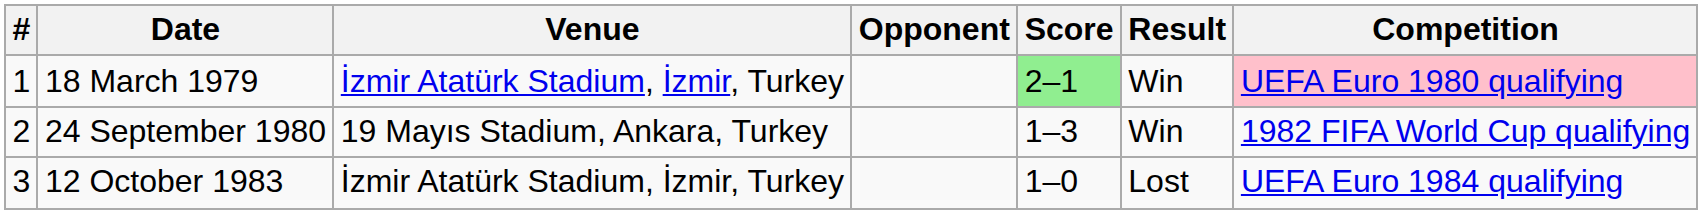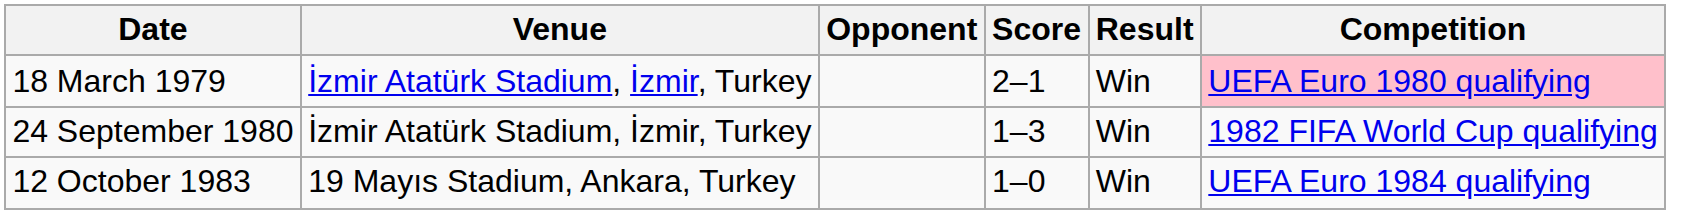- column: (21, 29)
(1051, 80) lightgreen background -> (1019, 80) no background
(584, 131) 19 Mayıs Stadium, Ankara, Turkey -> (560, 131) İzmir Atatürk Stadium, İzmir, Turkey
(592, 182) İzmir Atatürk Stadium, İzmir, Turkey -> (552, 182) 19 Mayıs Stadium, Ankara, Turkey
(1159, 182) Lost -> (1123, 182) Win
